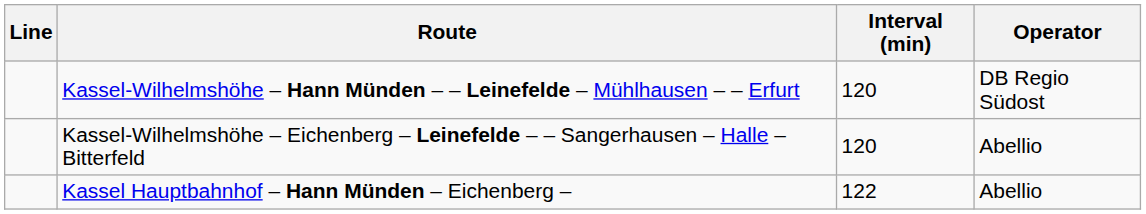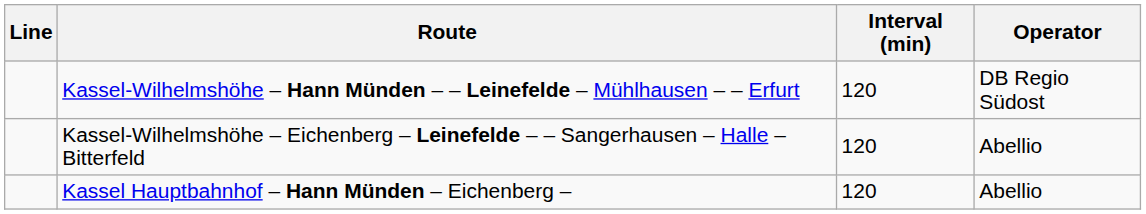(859, 191) 122 -> (859, 191) 120
